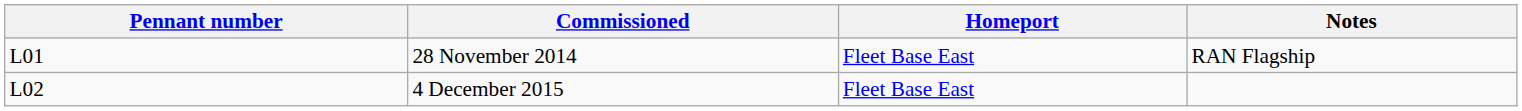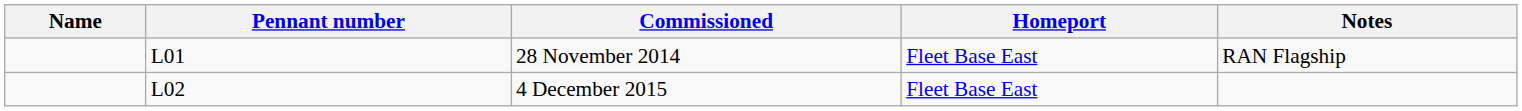+ column: (75, 21)
